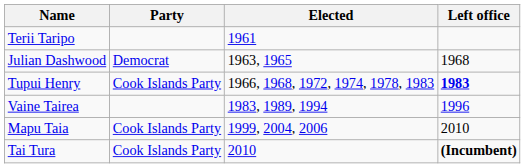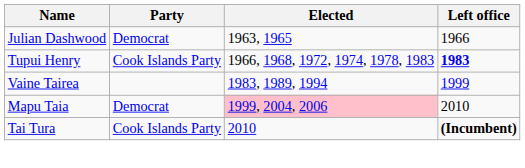- row: (41, 38)
(455, 60) 1968 -> (455, 38) 1966
(455, 106) 1996 -> (455, 83) 1999
(167, 128) Cook Islands Party -> (141, 106) Democrat
(278, 128) no background -> (278, 106) pink background
